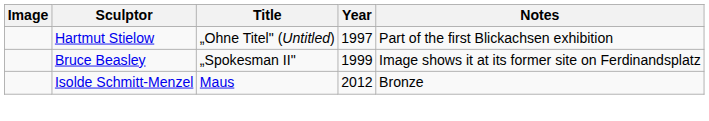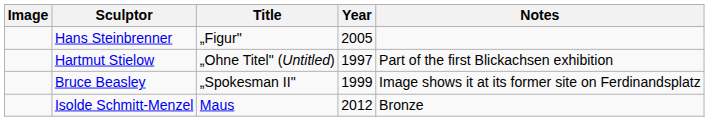+ row: (114, 37)
